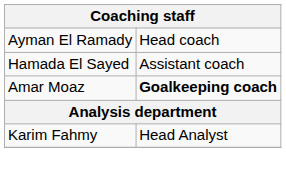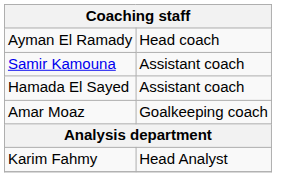+ row: (62, 64)
(208, 87) bold -> (204, 111) normal
